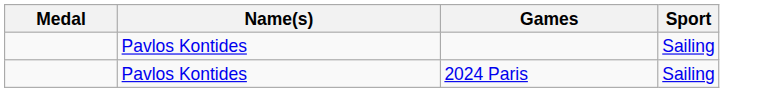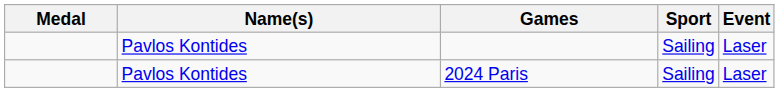+ column: (747, 19)
